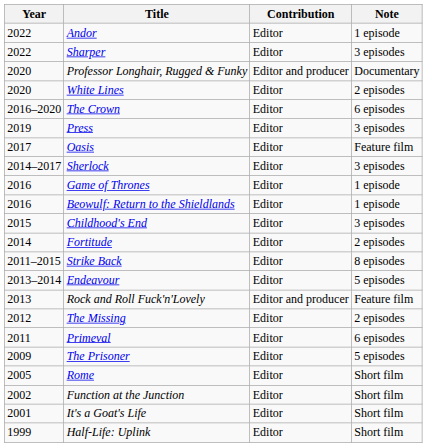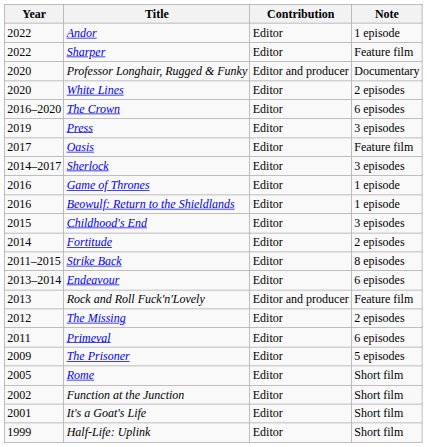(379, 52) 3 episodes -> (384, 52) Feature film
(379, 280) 5 episodes -> (379, 280) 6 episodes
